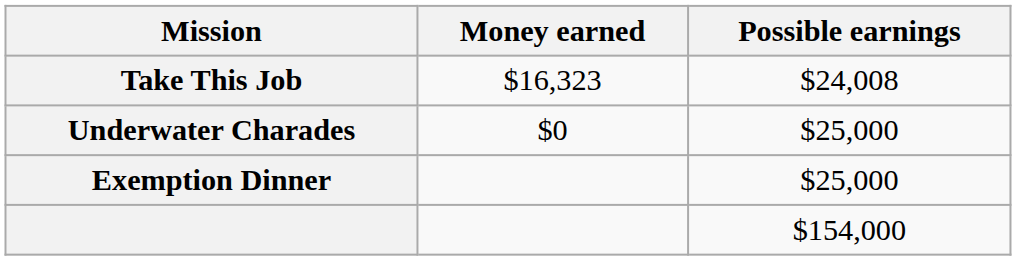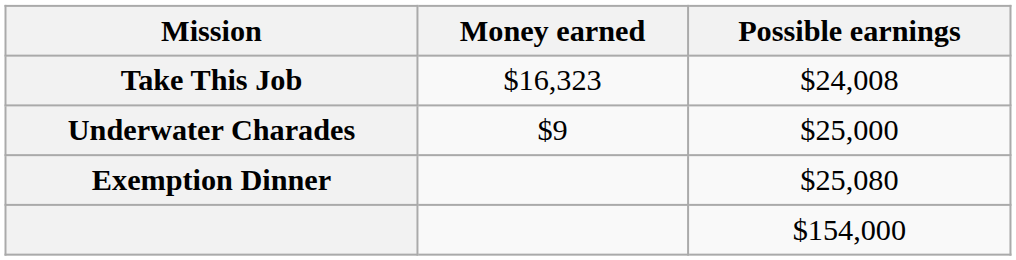(553, 130) $0 -> (553, 130) $9
(849, 179) $25,000 -> (849, 179) $25,080
